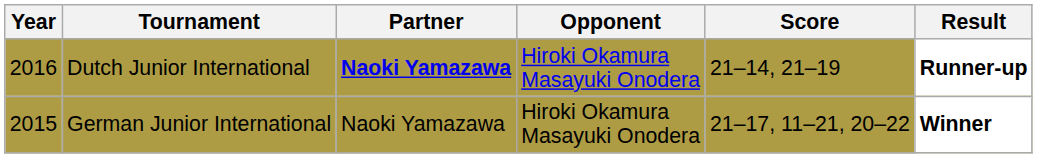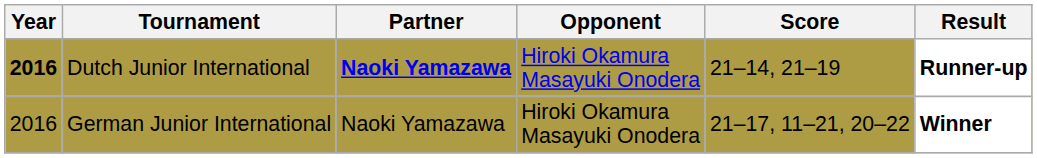(33, 67) normal -> (33, 67) bold
(33, 125) 2015 -> (33, 125) 2016
